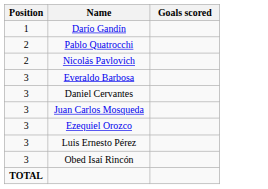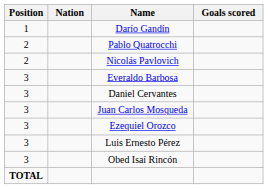+ column: (70, 12)
